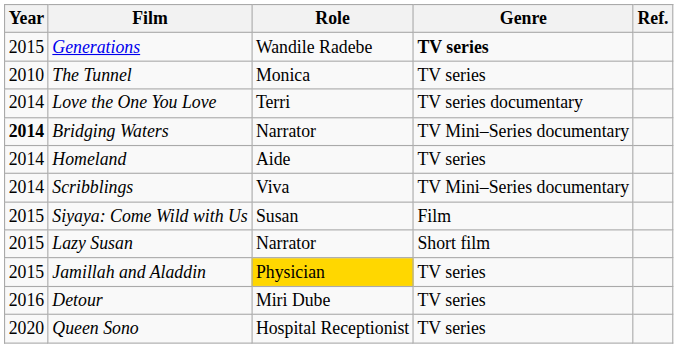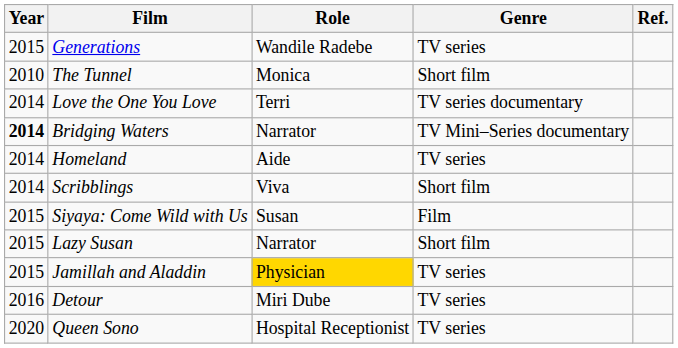(453, 46) bold -> (452, 46) normal
(452, 74) TV series -> (454, 74) Short film
(523, 187) TV Mini–Series documentary -> (454, 187) Short film
